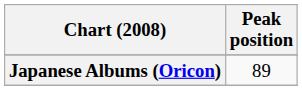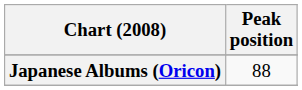(261, 70) 89 -> (261, 70) 88
